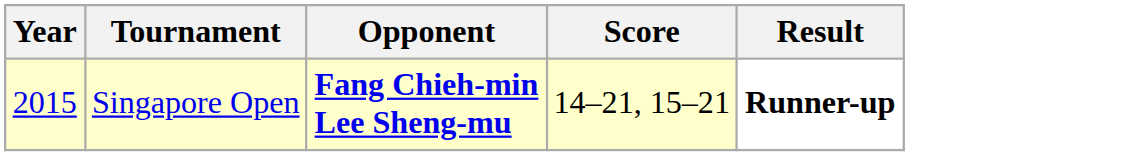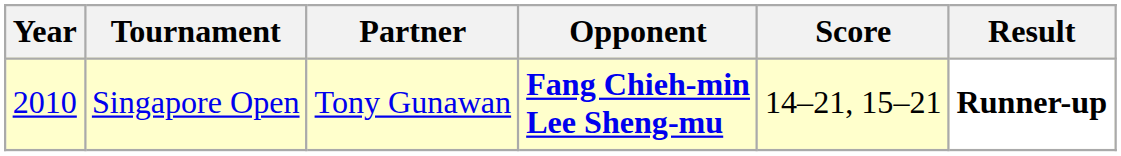+ column: (413, 31)
(45, 103) 2015 -> (45, 103) 2010
